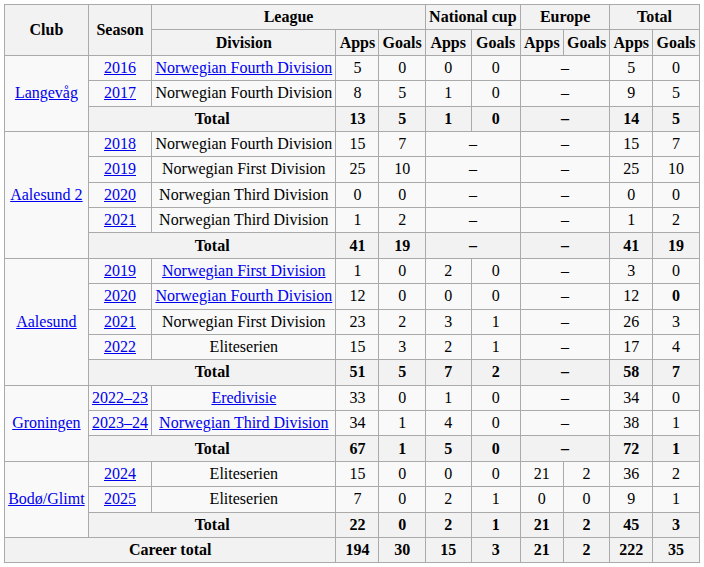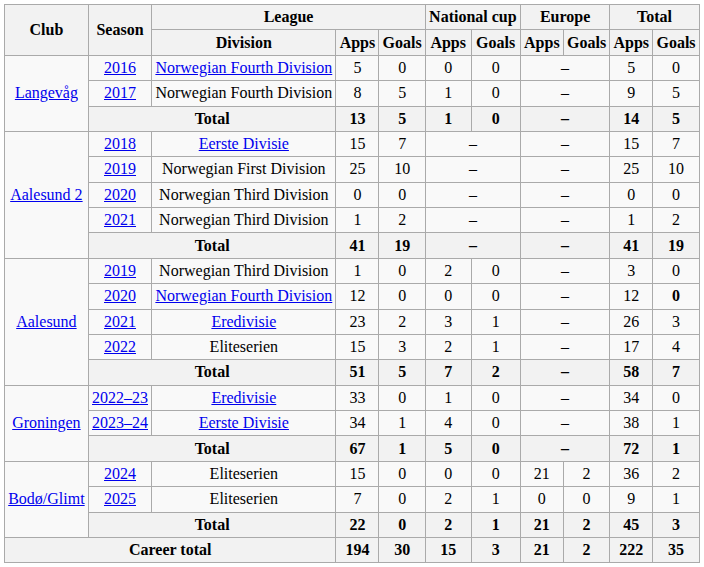(244, 144) Norwegian Fourth Division -> (244, 144) Eerste Divisie
(244, 270) Norwegian First Division -> (244, 270) Norwegian Third Division
(244, 321) Norwegian First Division -> (244, 321) Eredivisie
(244, 423) Norwegian Third Division -> (244, 423) Eerste Divisie
